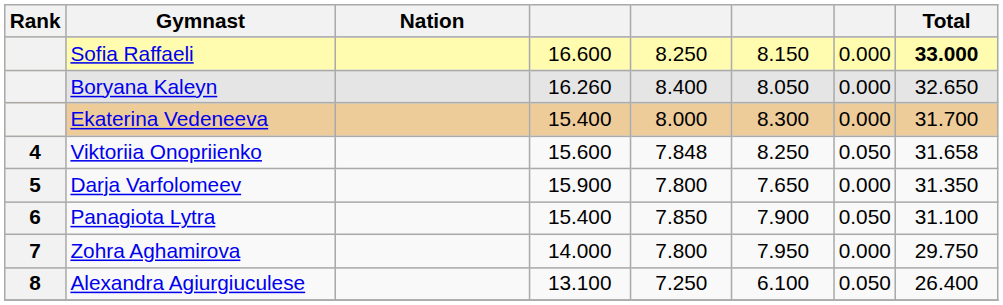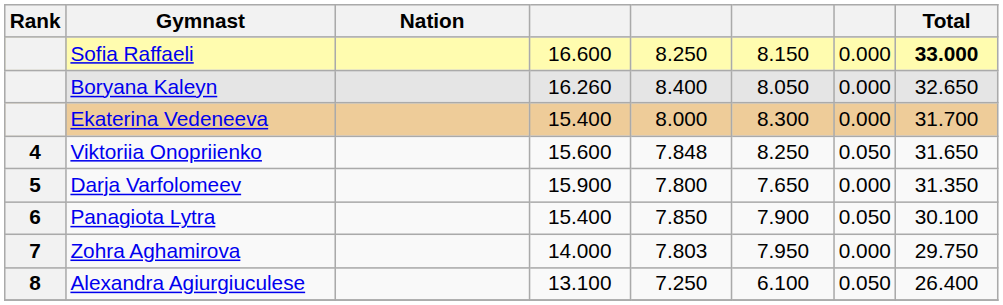(947, 152) 31.658 -> (947, 152) 31.650
(947, 218) 31.100 -> (947, 218) 30.100
(681, 250) 7.800 -> (681, 250) 7.803
